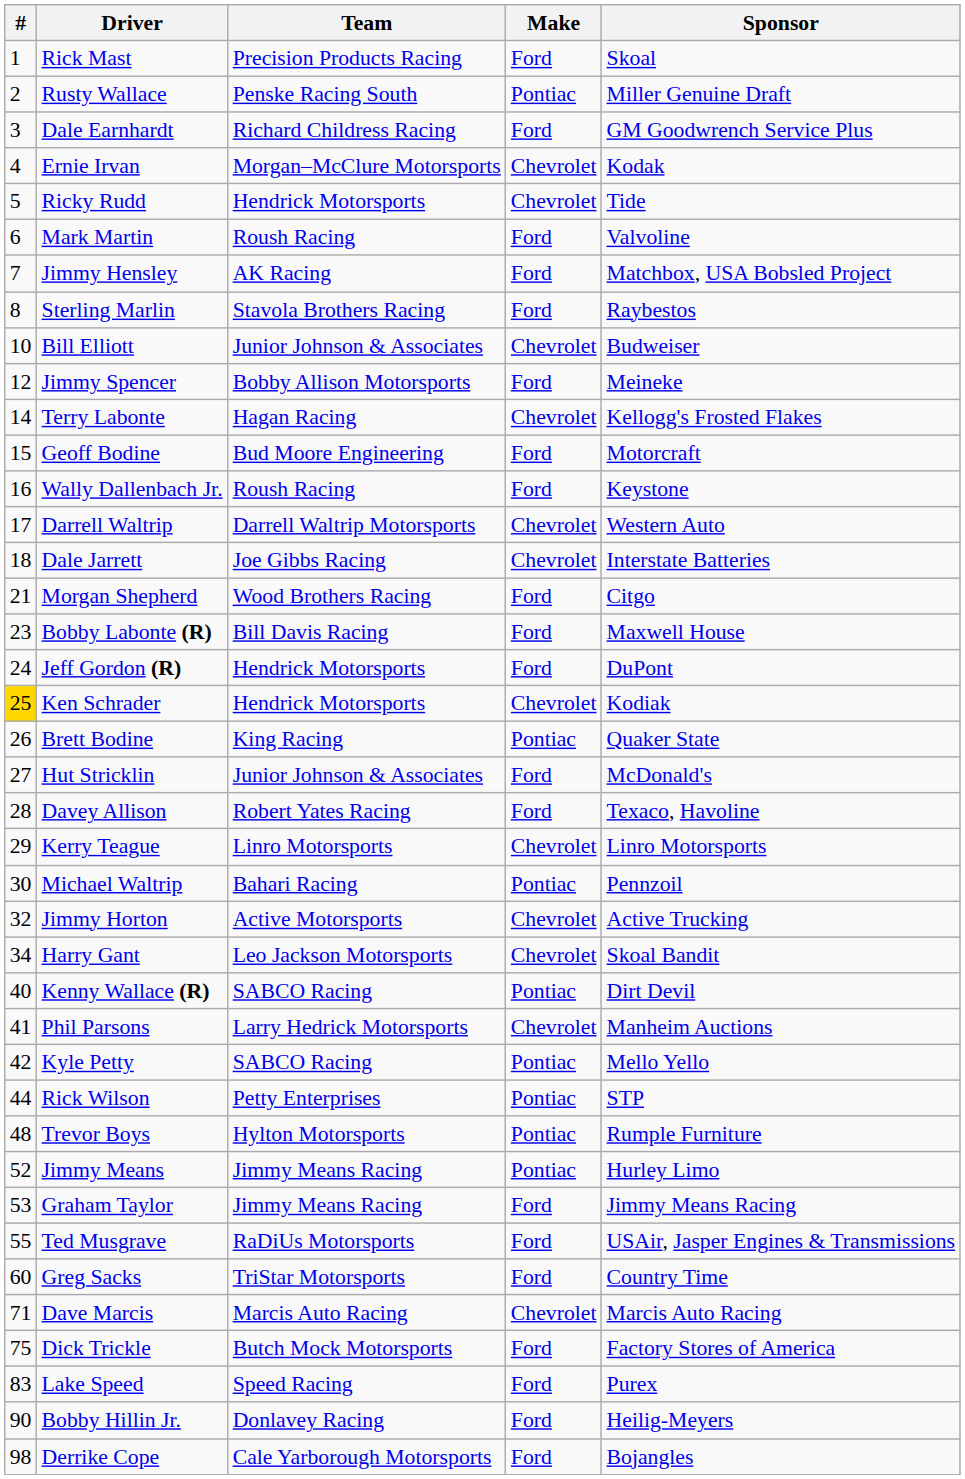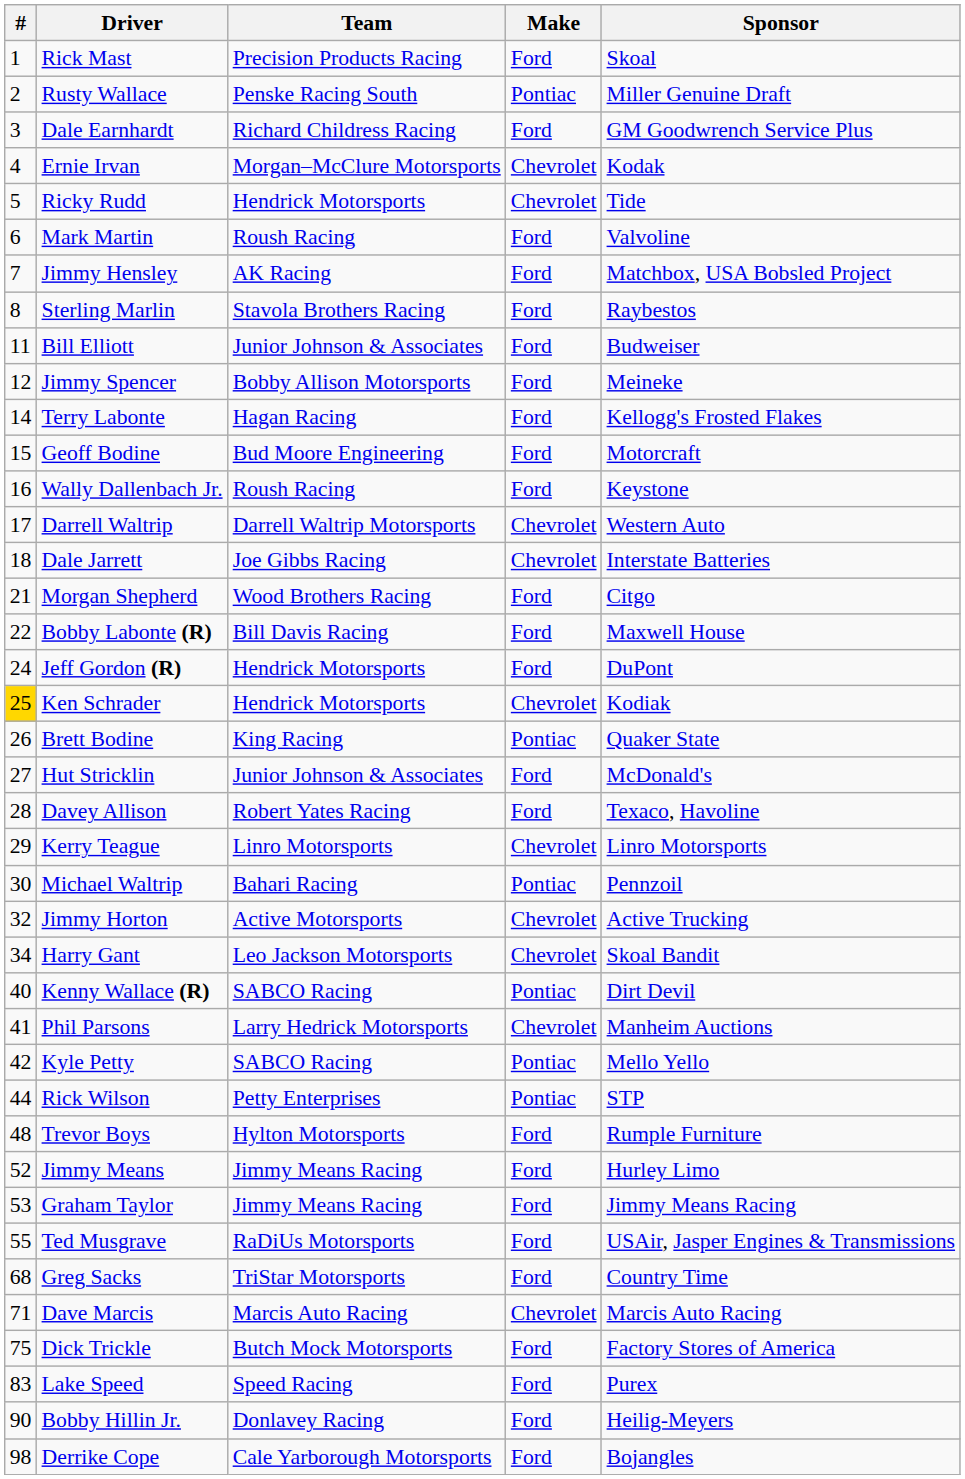(21, 345) 10 -> (20, 345) 11
(554, 345) Chevrolet -> (531, 345) Ford
(554, 416) Chevrolet -> (531, 416) Ford
(21, 631) 23 -> (21, 631) 22
(543, 1133) Pontiac -> (531, 1133) Ford
(543, 1169) Pontiac -> (531, 1169) Ford
(21, 1276) 60 -> (21, 1276) 68
